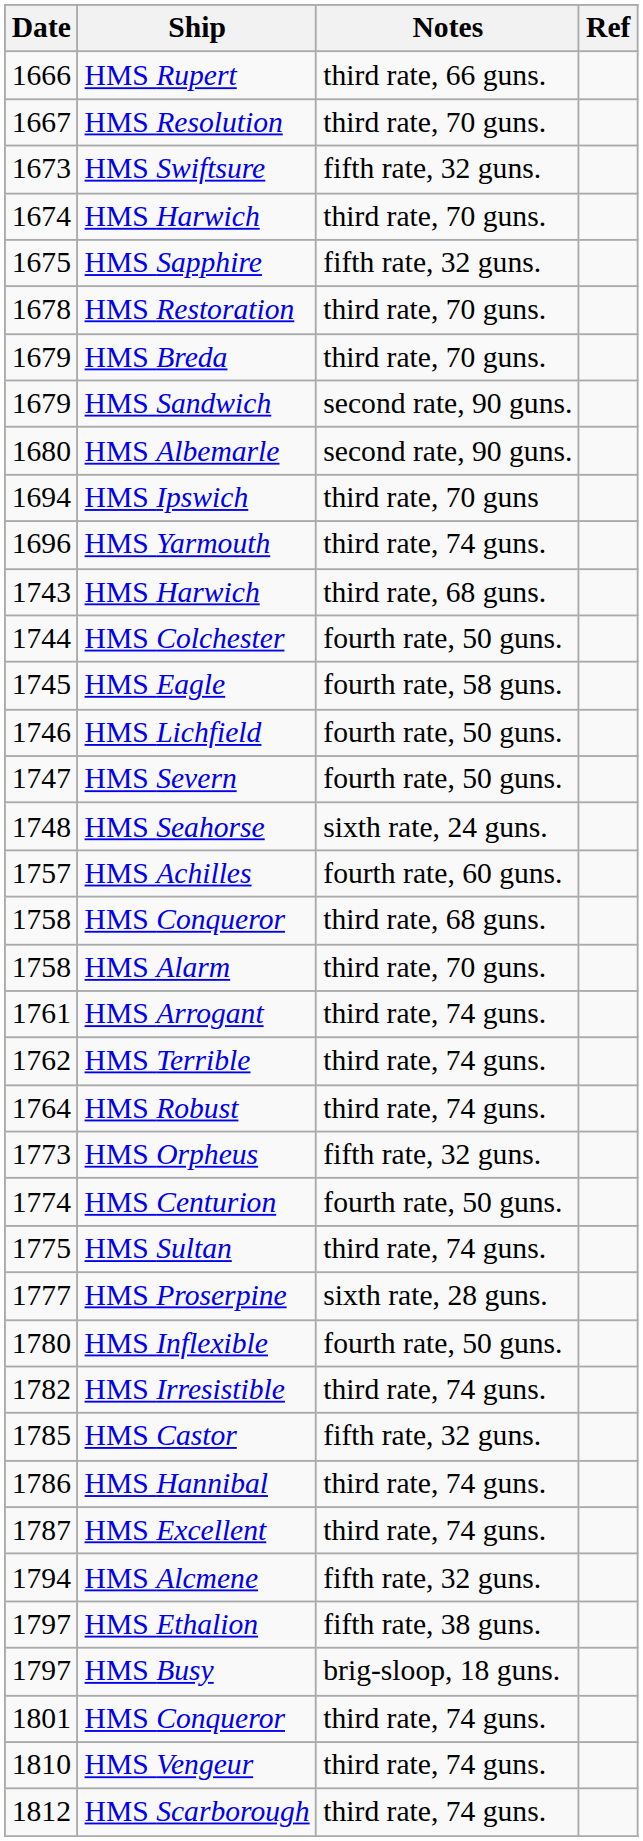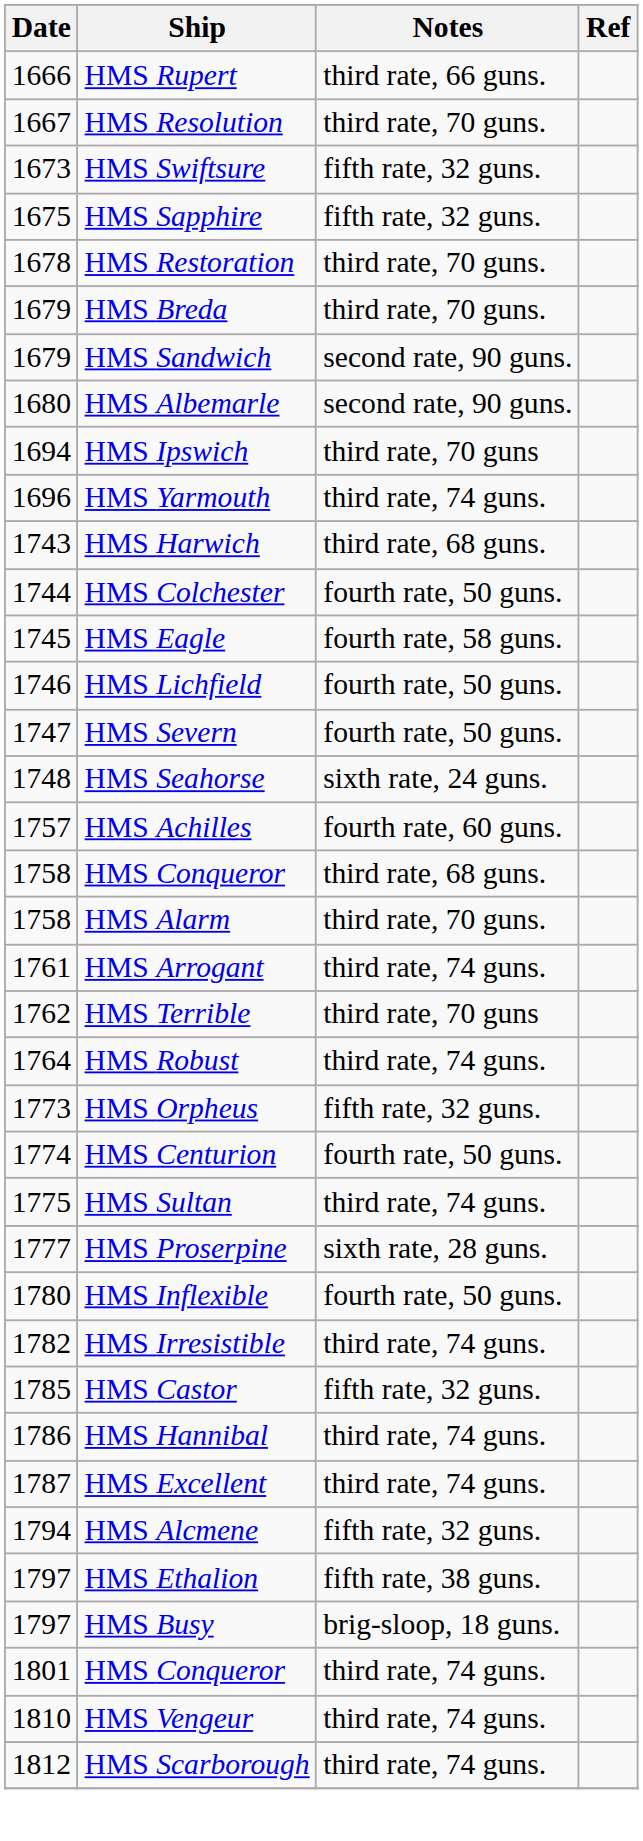- row: (41, 215)
(435, 1060) third rate, 74 guns. -> (431, 1013) third rate, 70 guns
